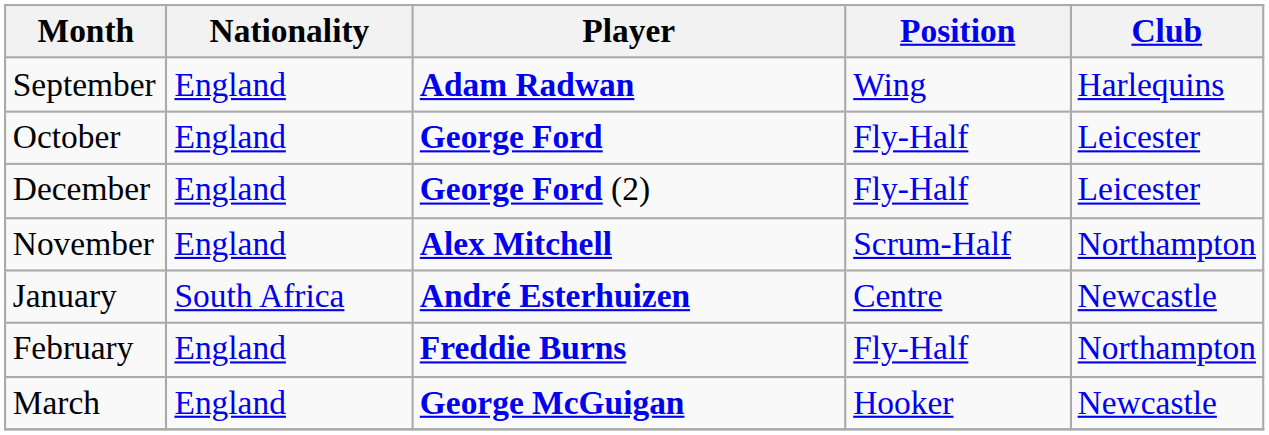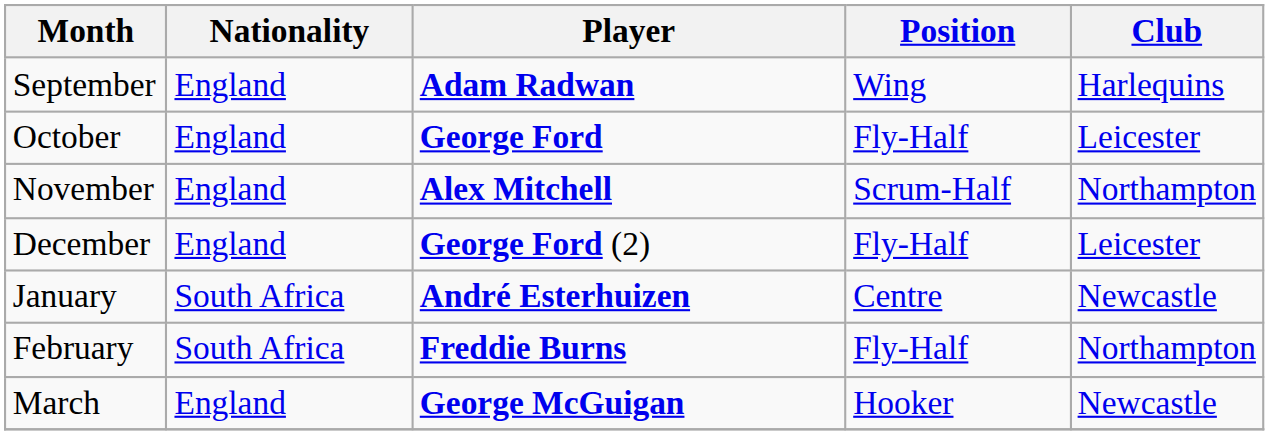rows swapped: (83, 243) <-> (81, 190)
(230, 349) England -> (259, 349) South Africa
